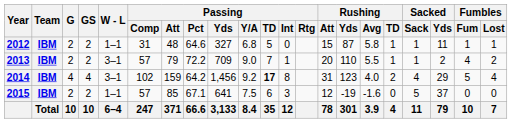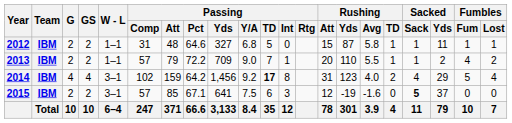(113, 61) 3–1 -> (113, 61) 1–1
(113, 93) 1–1 -> (113, 93) 3–1
(416, 93) normal -> (416, 93) bold
